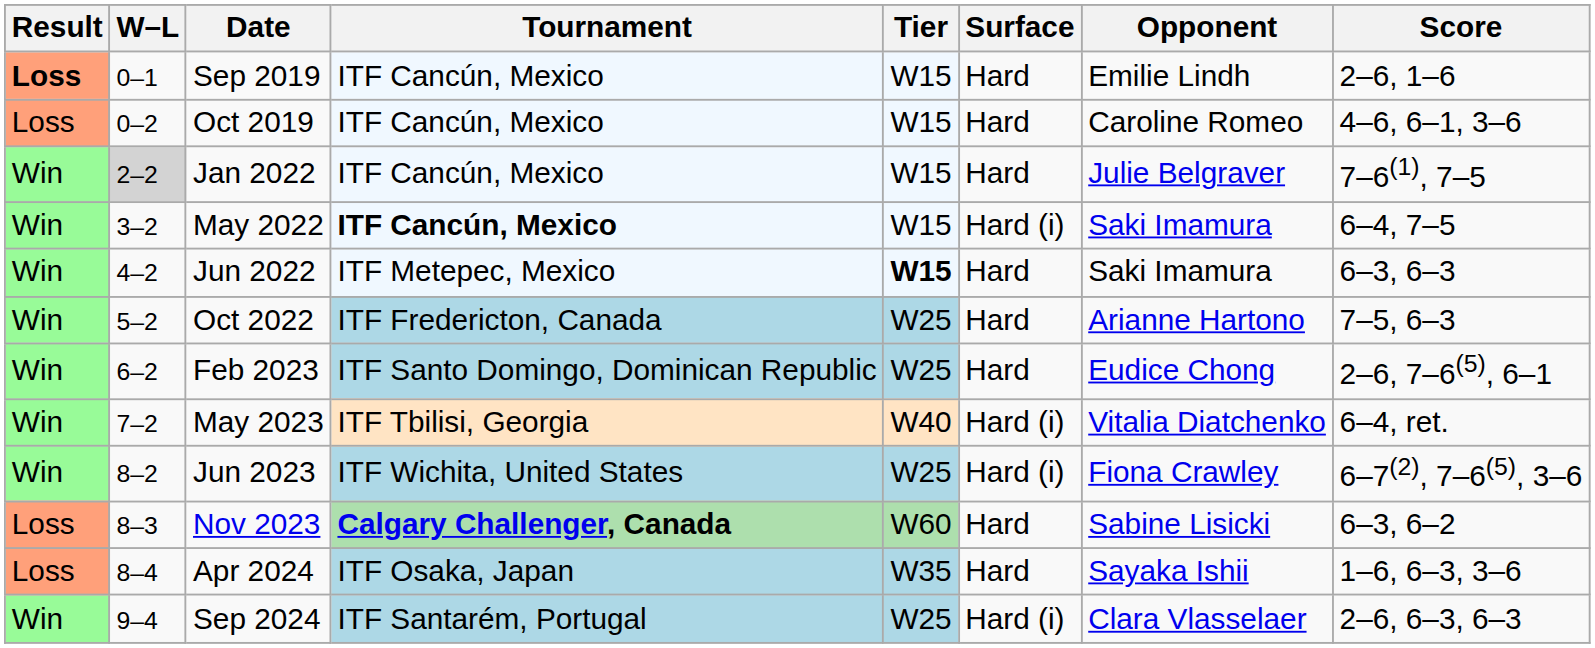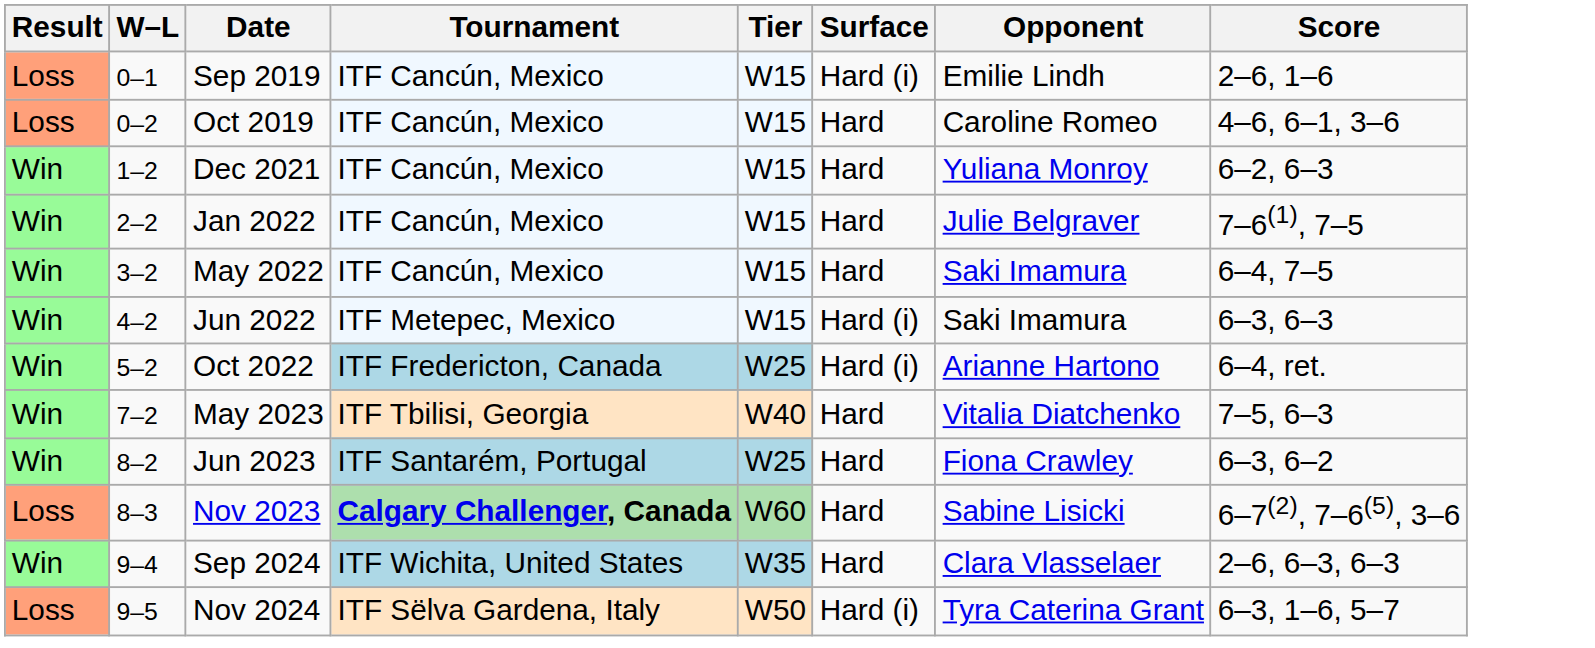(47, 75) bold -> (43, 75) normal
(998, 75) Hard -> (869, 75) Hard (i)
+ row: (257, 169)
(137, 175) lightgrey background -> (137, 222) no background
(477, 224) bold -> (471, 272) normal
(1015, 224) Hard (i) -> (852, 272) Hard
(921, 272) bold -> (775, 319) normal
(998, 272) Hard -> (869, 319) Hard (i)
(998, 319) Hard -> (869, 366) Hard (i)
(1398, 319) 7–5, 6–3 -> (1272, 366) 6–4, ret.
- row: (256, 370)
(1015, 421) Hard (i) -> (852, 413) Hard
(1394, 421) 6–4, ret. -> (1276, 413) 7–5, 6–3
(510, 472) ITF Wichita, United States -> (492, 460) ITF Santarém, Portugal
(1015, 472) Hard (i) -> (852, 460) Hard
(1461, 473) 6–7(2), 7–6(5), 3–6 -> (1276, 460) 6–3, 6–2
(1398, 524) 6–3, 6–2 -> (1339, 512) 6–7(2), 7–6(5), 3–6
- row: (253, 571)
(492, 618) ITF Santarém, Portugal -> (510, 563) ITF Wichita, United States
(921, 618) W25 -> (775, 563) W35
(1015, 618) Hard (i) -> (852, 563) Hard
+ row: (257, 610)
